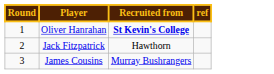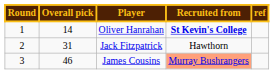+ column: (68, 13)
(151, 61) no background -> (209, 61) lightsalmon background
